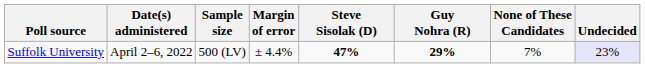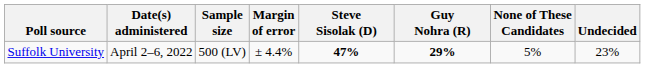(533, 52) 7% -> (533, 52) 5%
(607, 52) lavender background -> (607, 52) no background
